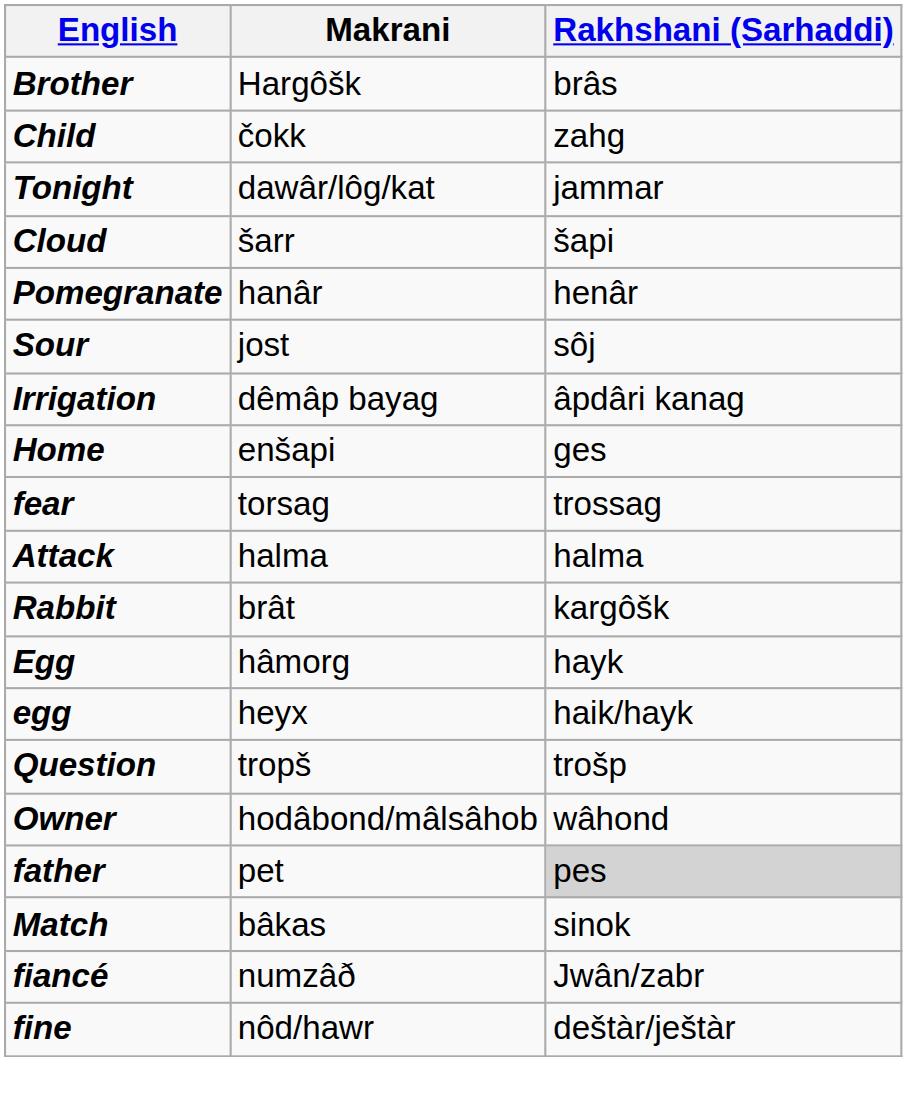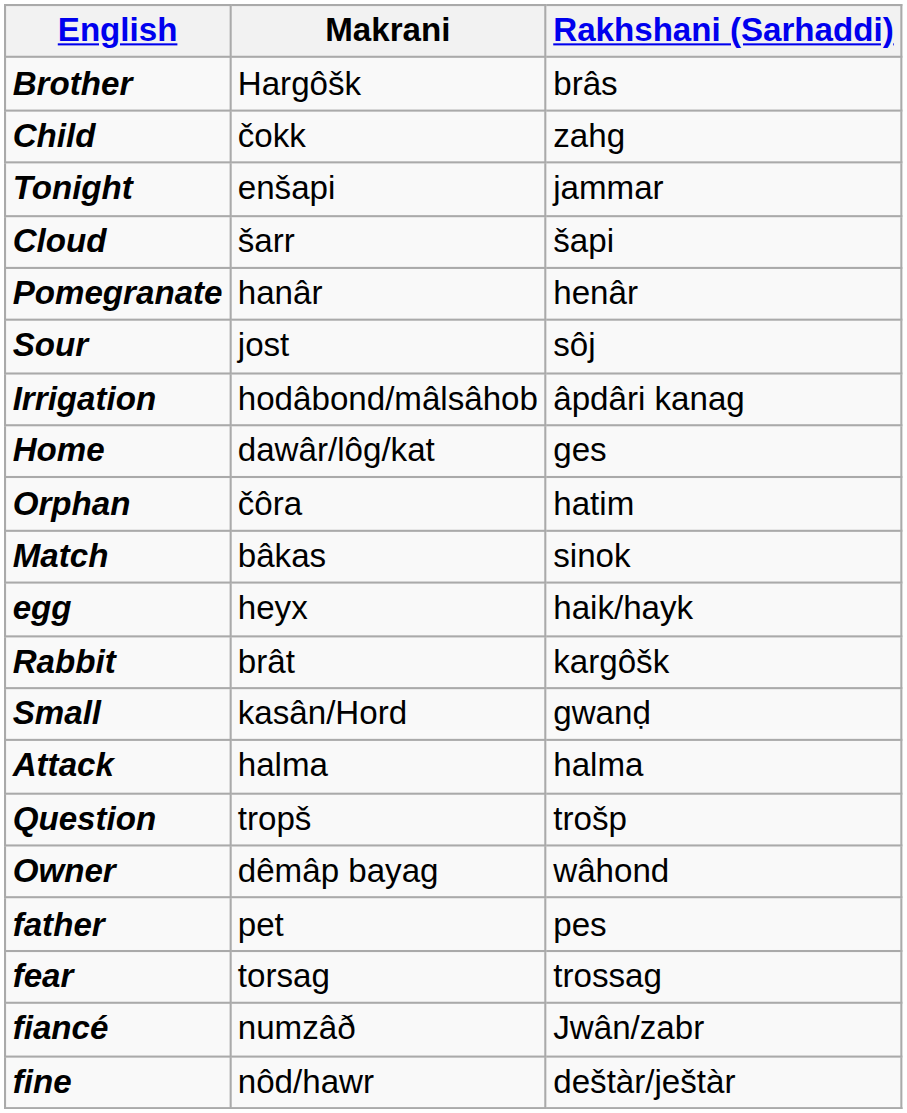(336, 188) dawâr/lôg/kat -> (287, 188) enšapi
(338, 398) dêmâp bayag -> (388, 398) hodâbond/mâlsâhob
(287, 450) enšapi -> (336, 450) dawâr/lôg/kat
+ row: (72, 503)
rows swapped: (61, 923) <-> (43, 503)
rows swapped: (63, 556) <-> (42, 713)
- row: (44, 661)
+ row: (57, 713)
(388, 818) hodâbond/mâlsâhob -> (338, 871) dêmâp bayag
(580, 871) lightgrey background -> (580, 923) no background
